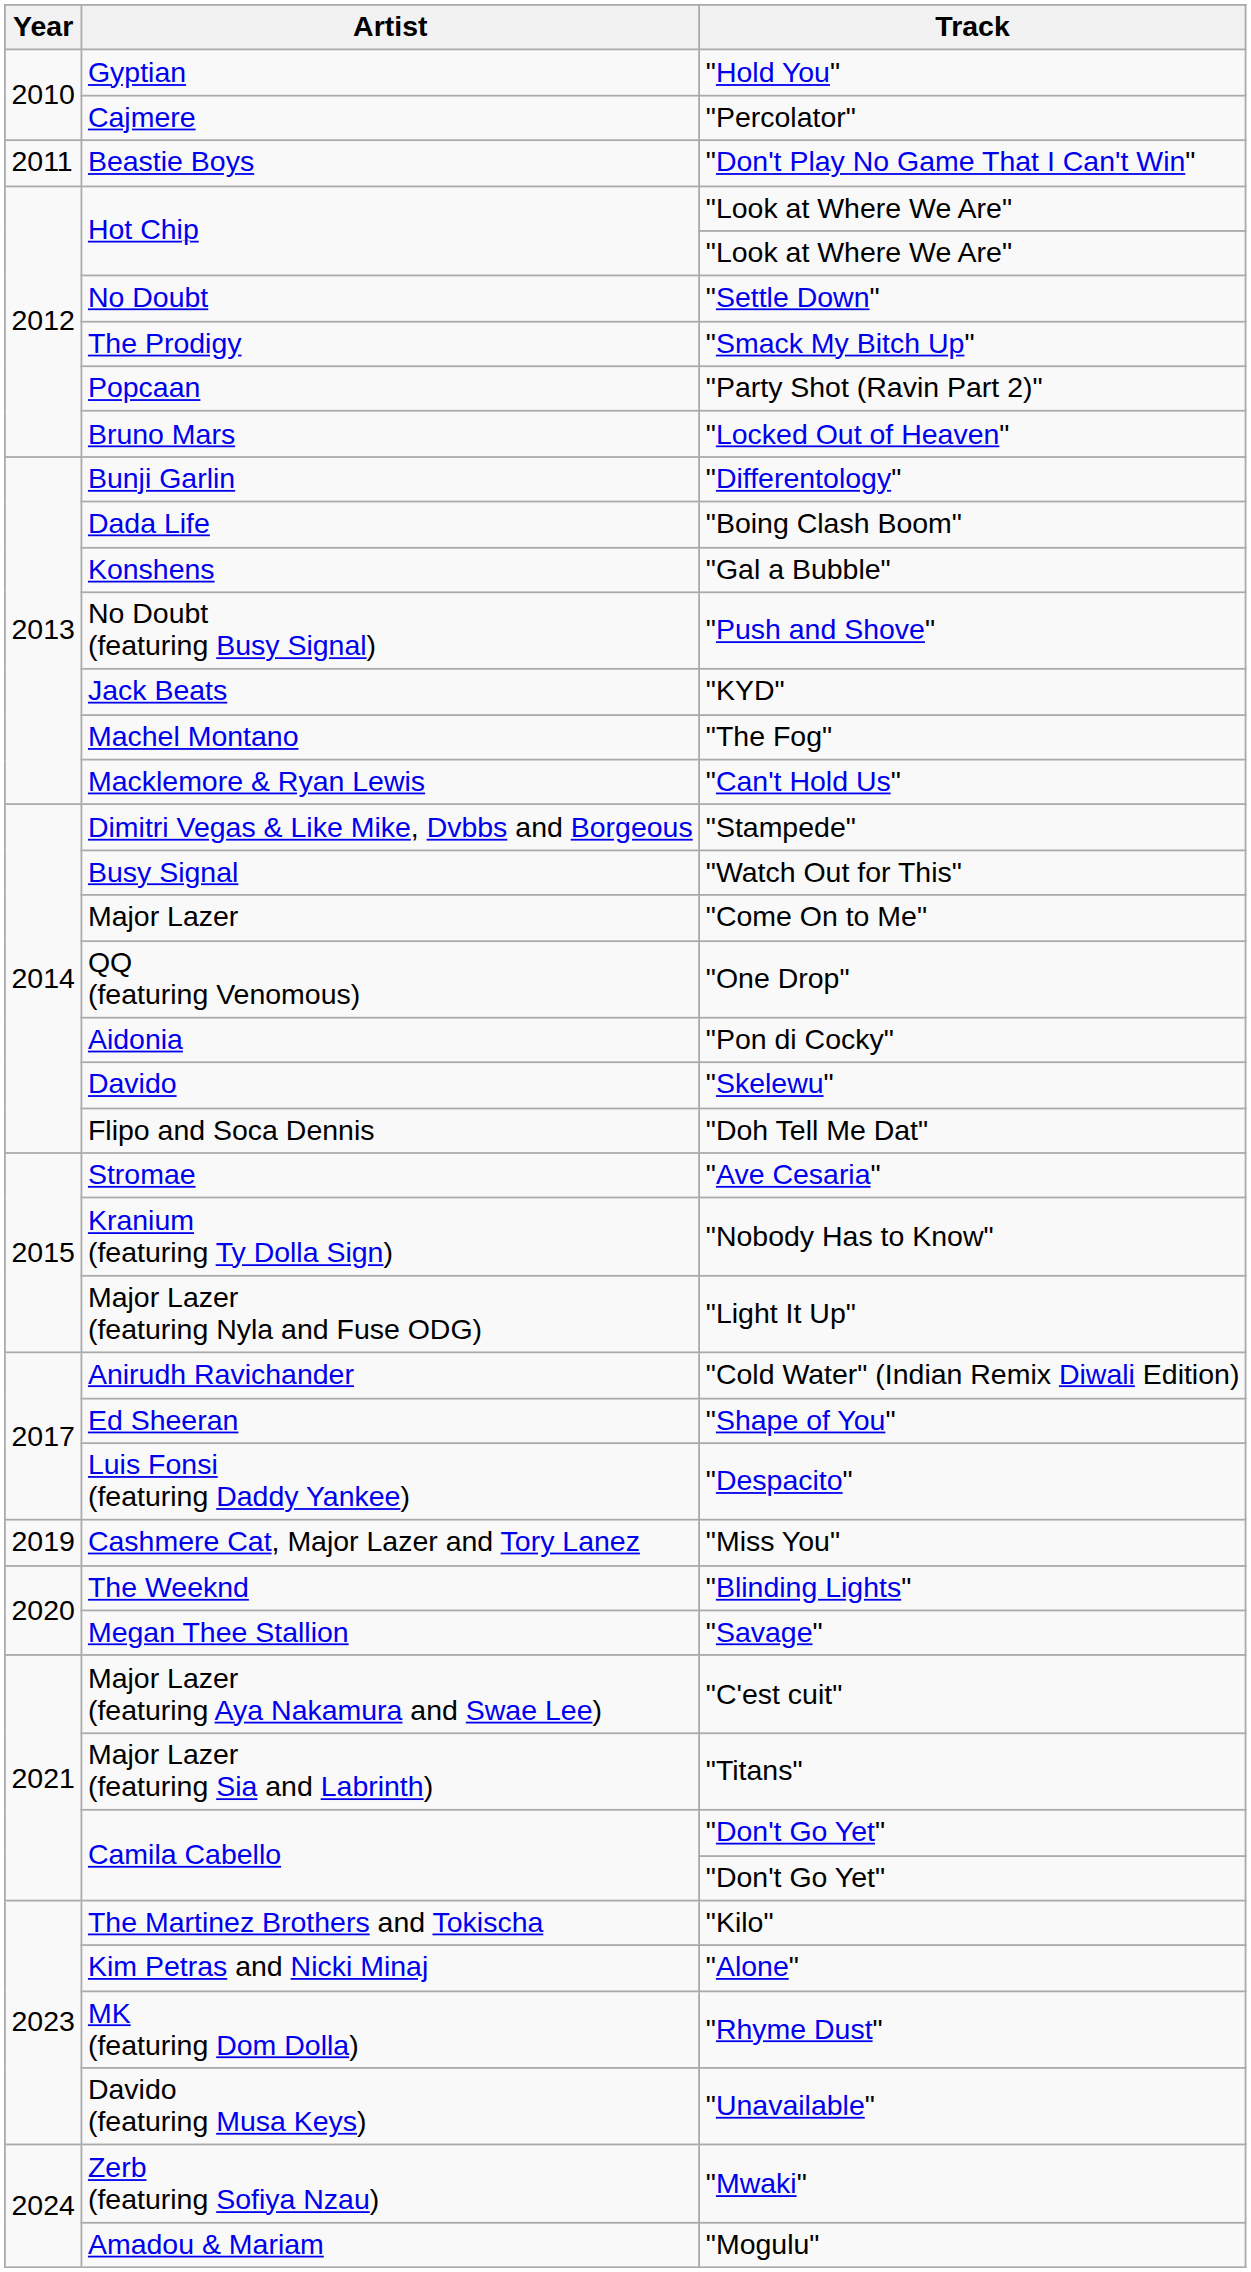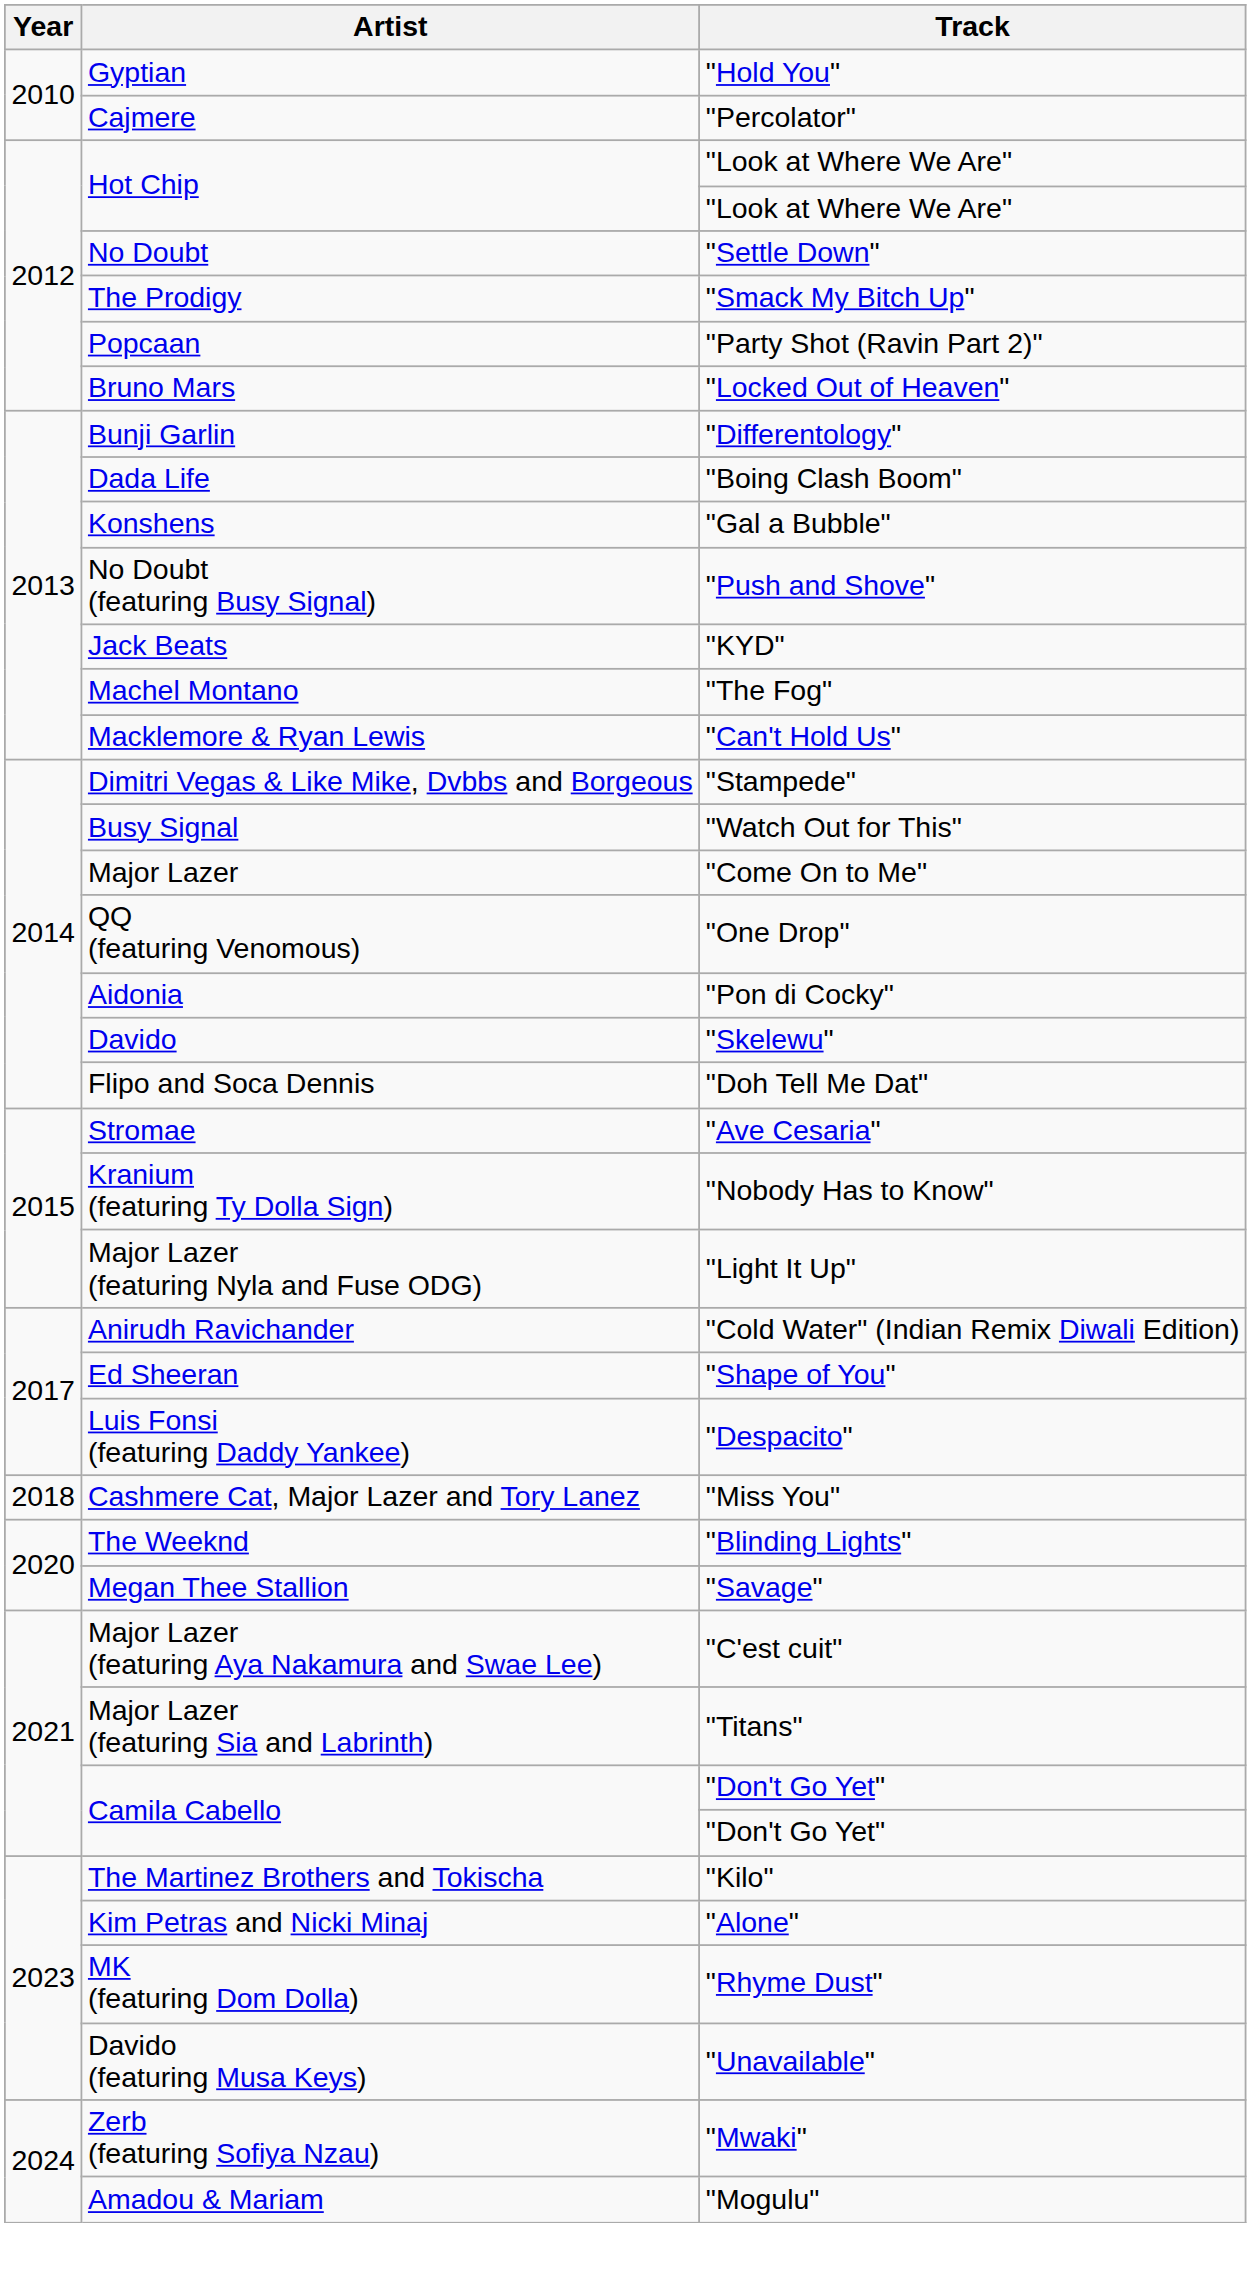- row: (171, 162)
(43, 1542) 2019 -> (43, 1497) 2018
